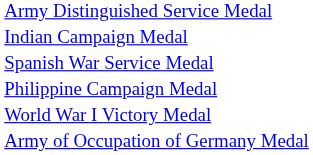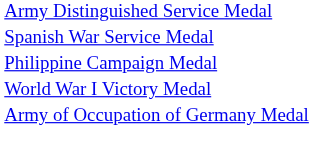- row: (96, 37)
